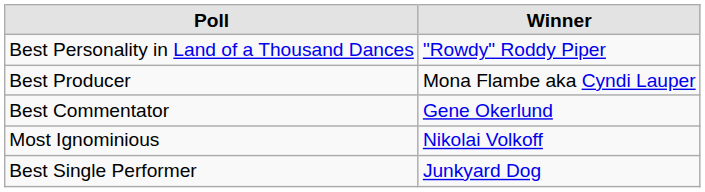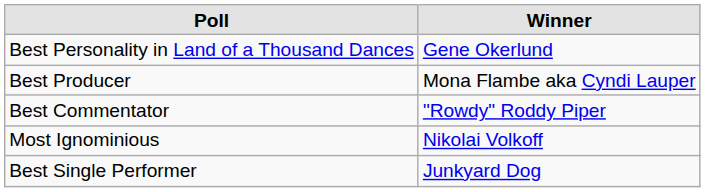(514, 50) "Rowdy" Roddy Piper -> (488, 50) Gene Okerlund
(488, 110) Gene Okerlund -> (514, 110) "Rowdy" Roddy Piper
